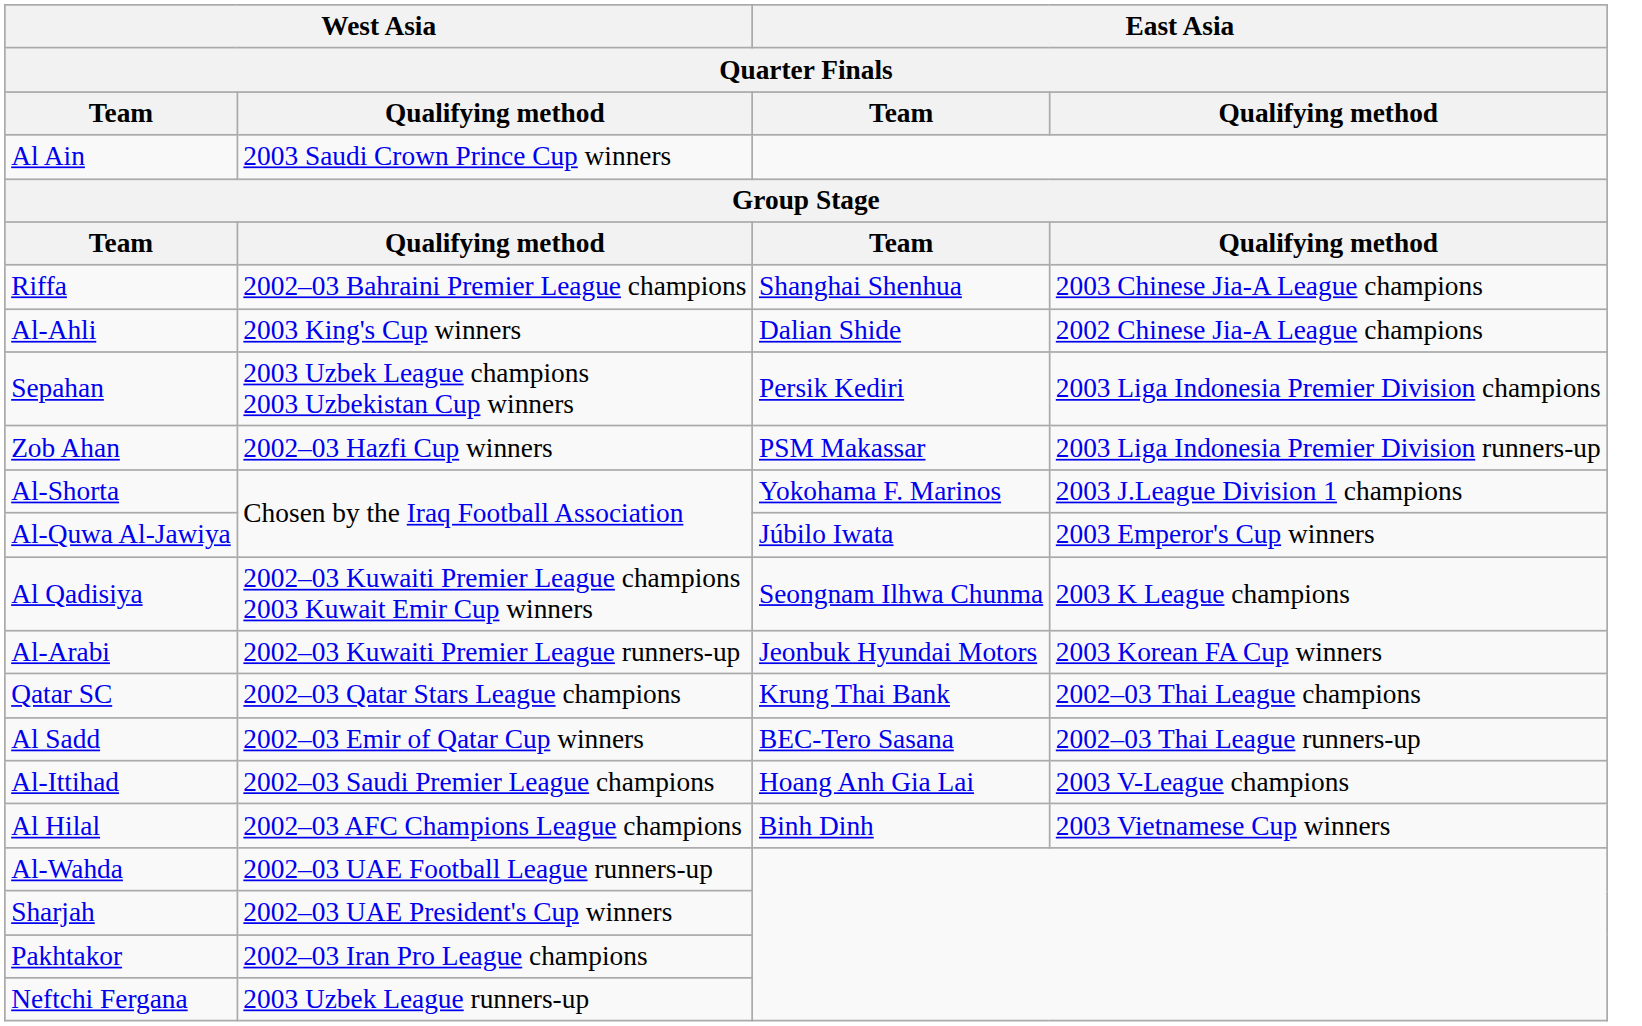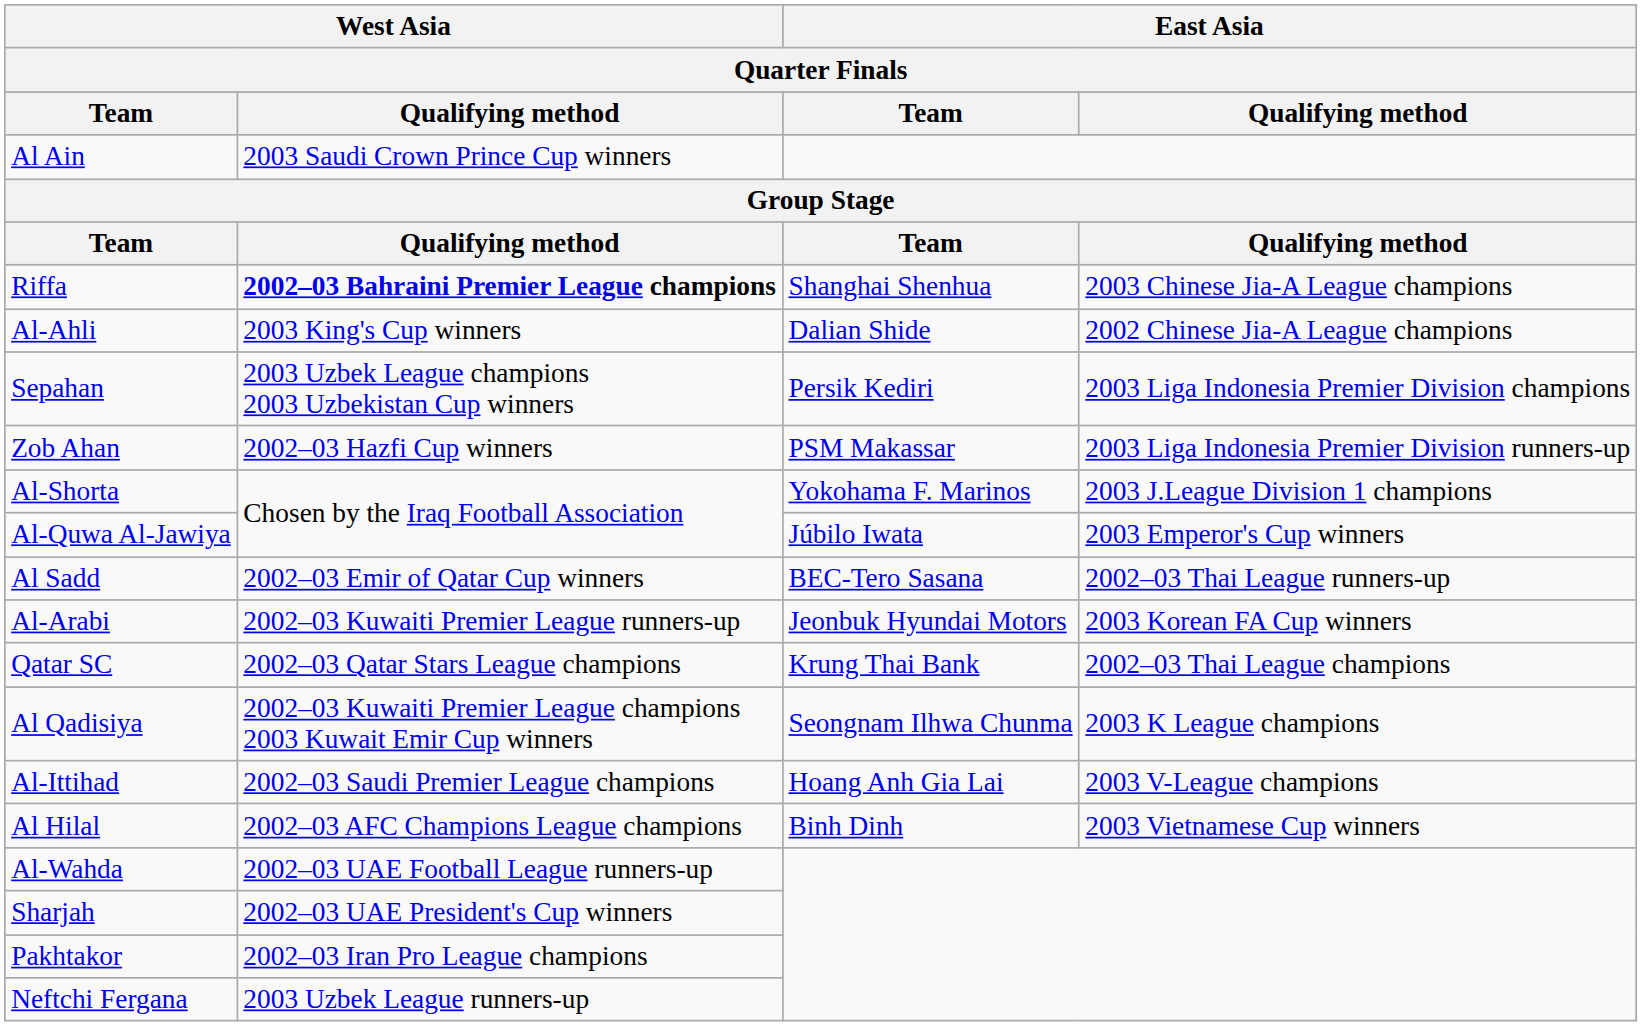(495, 286) normal -> (510, 286) bold
rows swapped: (77, 593) <-> (56, 738)
